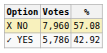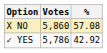(56, 26) 7,960 -> (56, 26) 5,860
